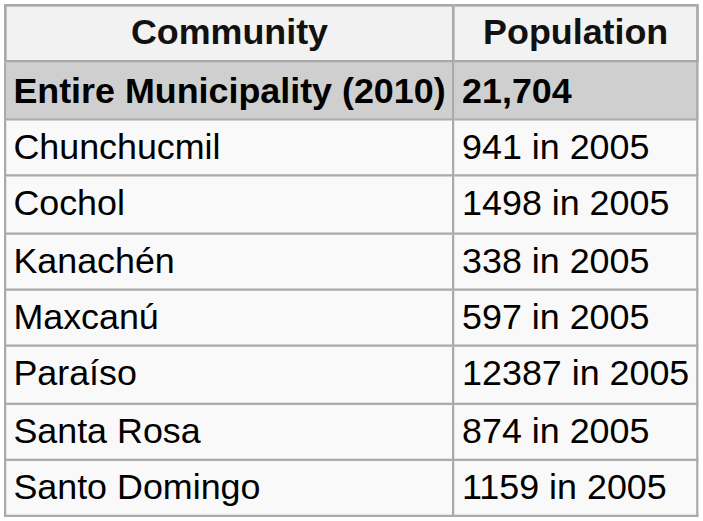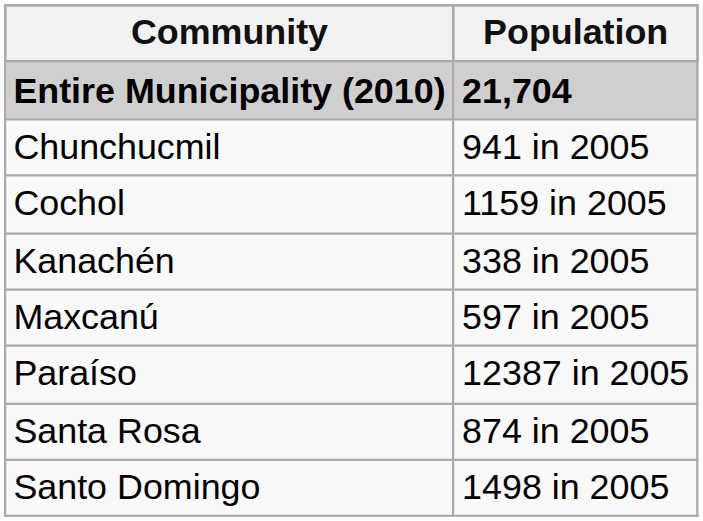(566, 203) 1498 in 2005 -> (564, 203) 1159 in 2005
(564, 487) 1159 in 2005 -> (566, 487) 1498 in 2005
